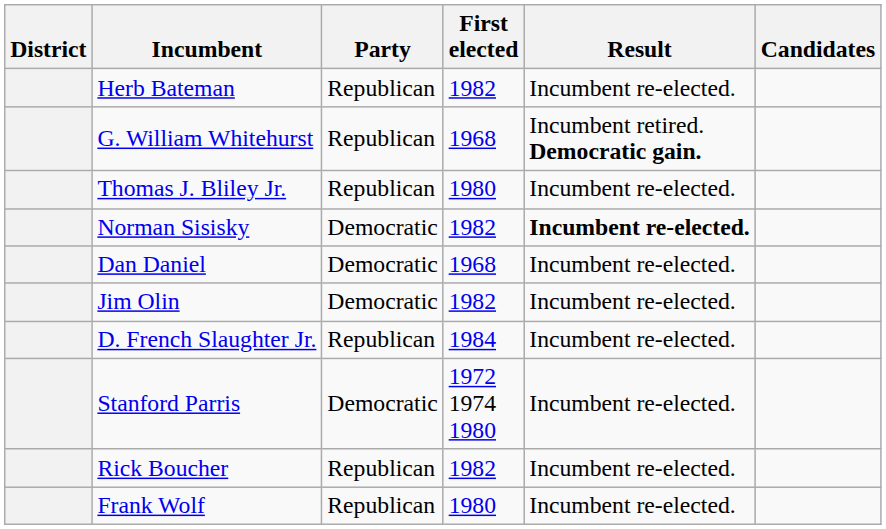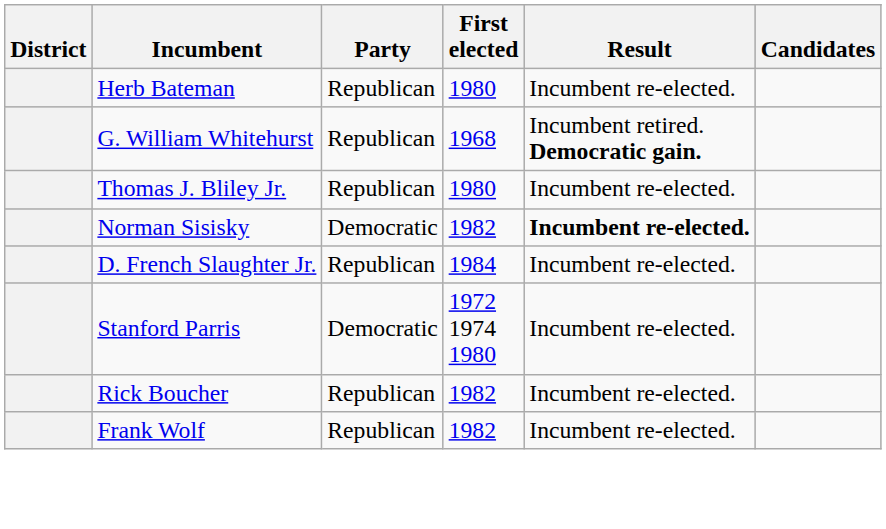(472, 87) 1982 -> (472, 87) 1980
- row: (152, 264)
- row: (138, 301)
(472, 505) 1980 -> (472, 430) 1982
